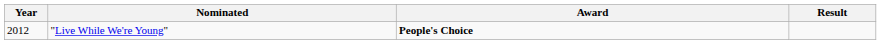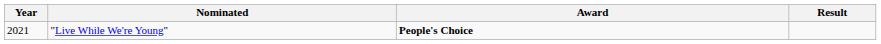(18, 30) 2012 -> (18, 30) 2021
